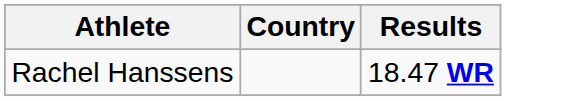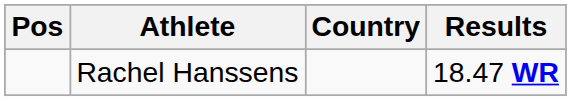+ column: (37, 26)
